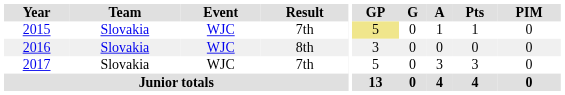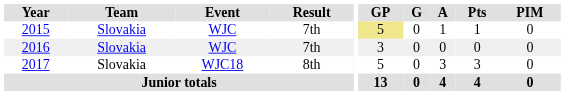(305, 47) 8th -> (312, 47) 7th
(221, 64) WJC -> (222, 64) WJC18
(305, 64) 7th -> (312, 64) 8th
